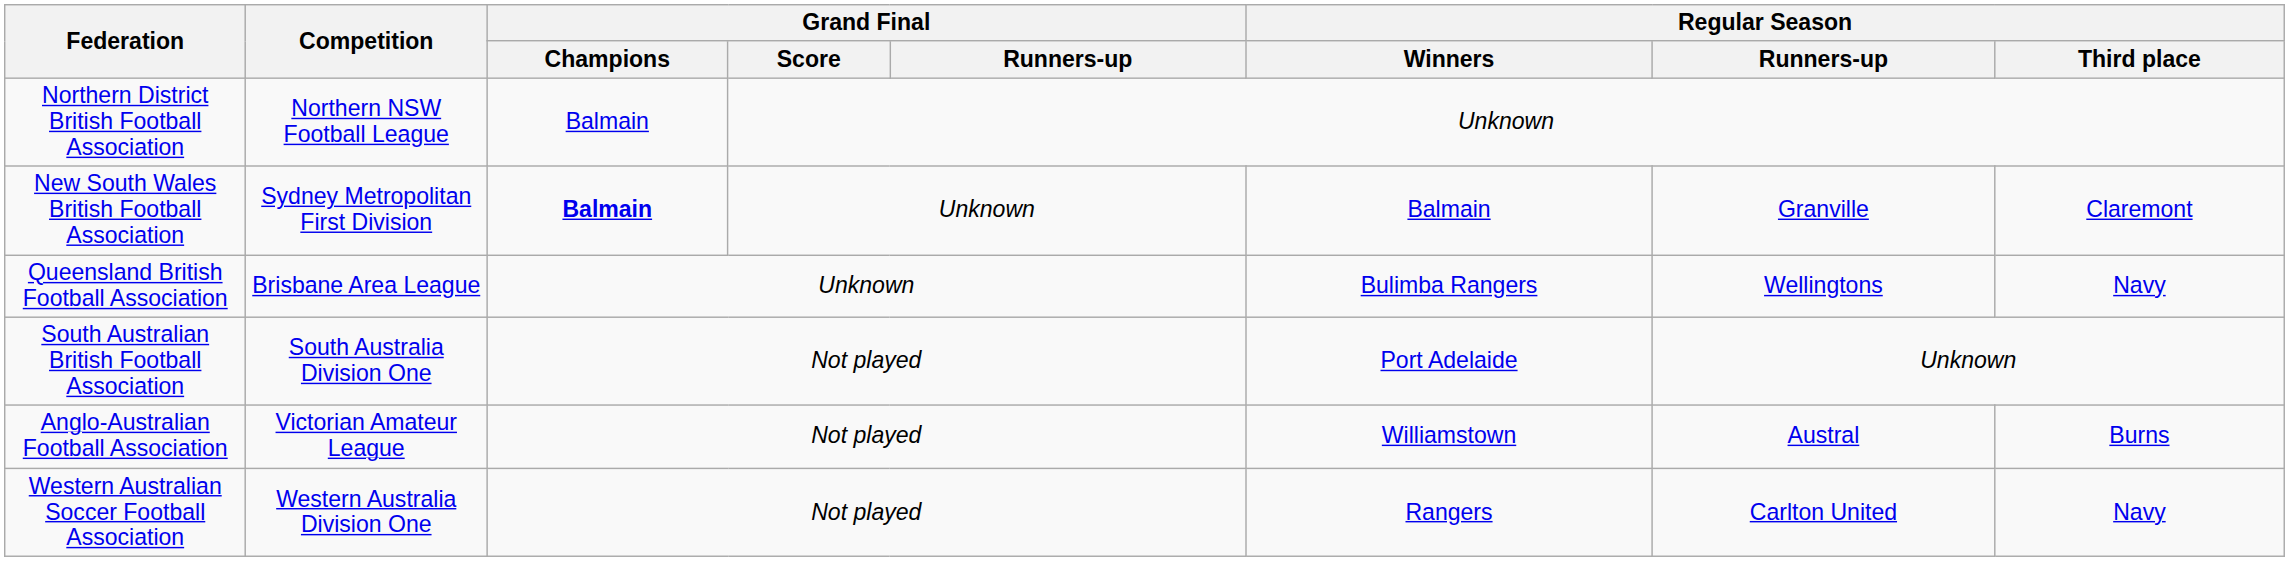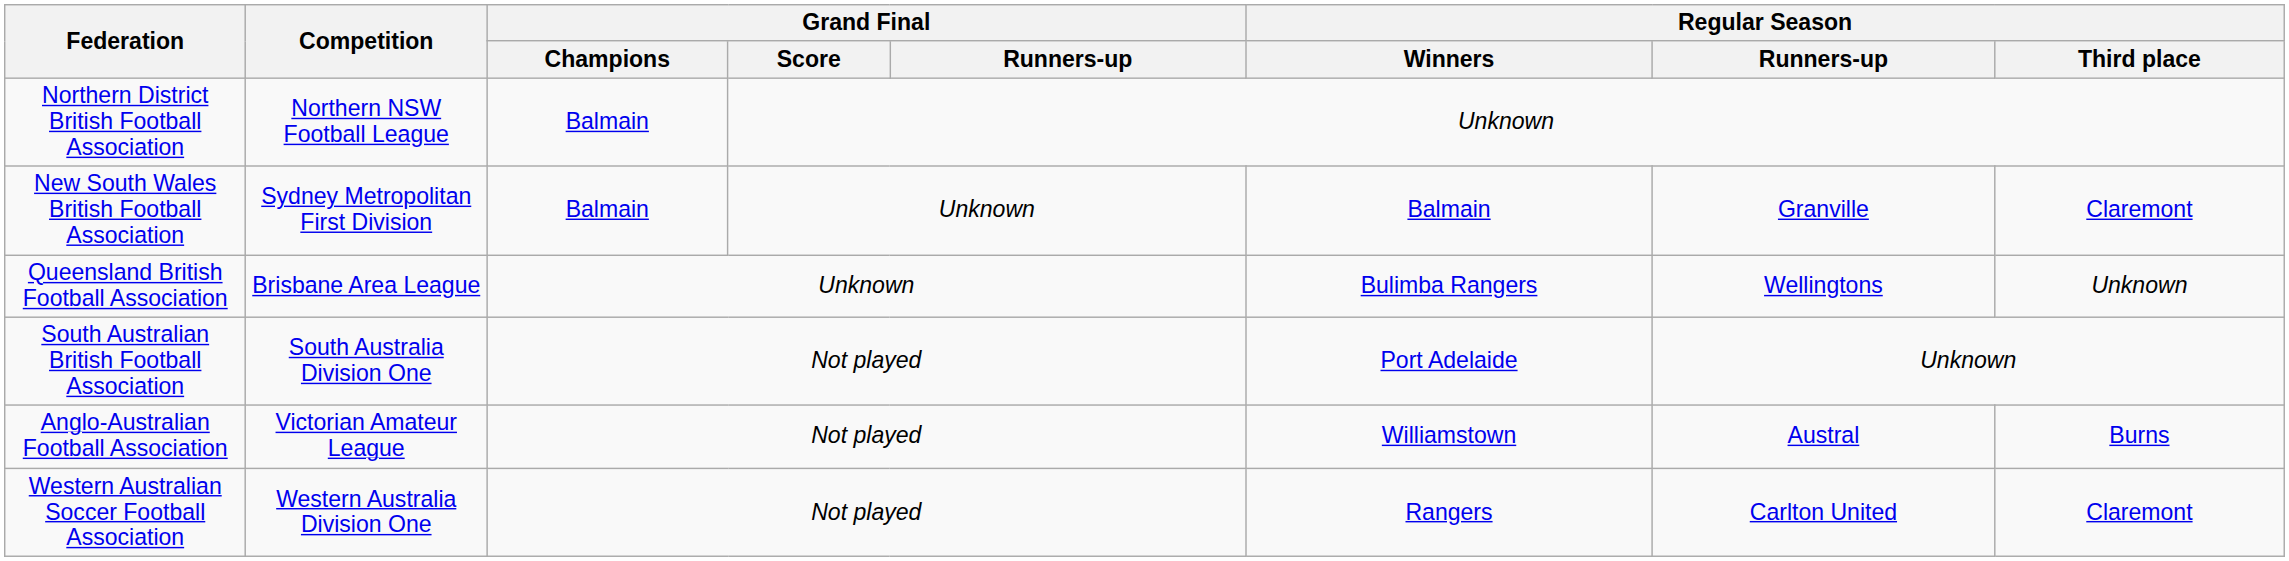(607, 210) bold -> (607, 210) normal
(2139, 285) Navy -> (2139, 285) Unknown
(2139, 511) Navy -> (2139, 511) Claremont
